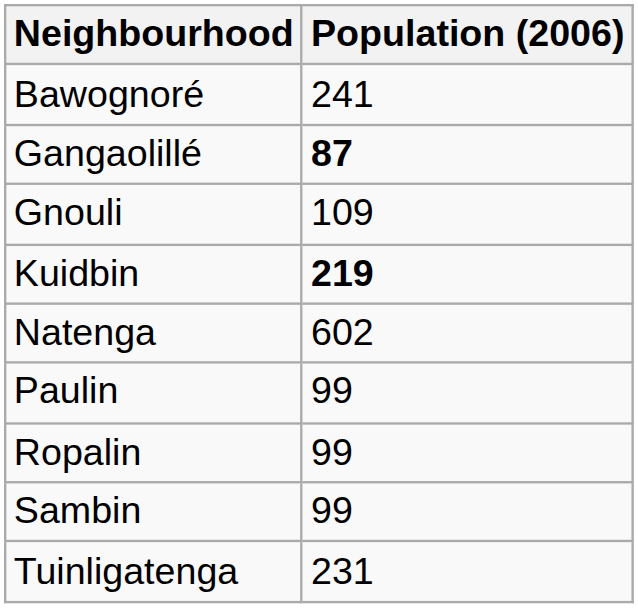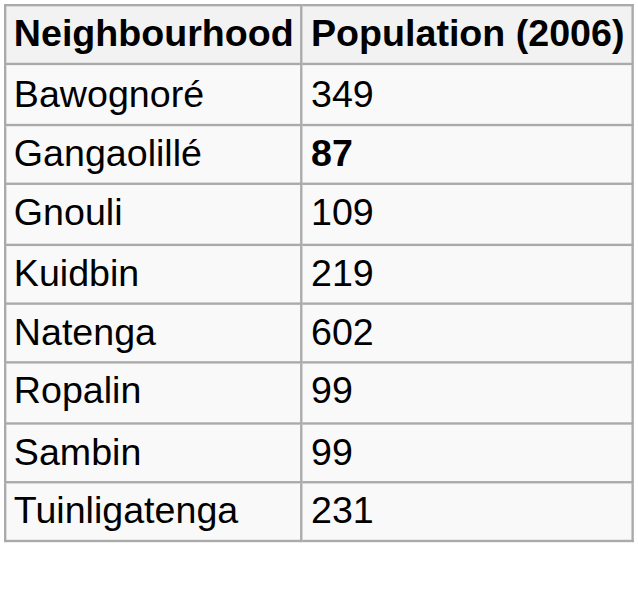(342, 93) 241 -> (342, 93) 349
(342, 272) bold -> (342, 272) normal
- row: (66, 392)
